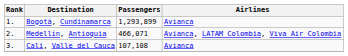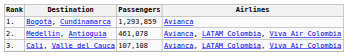(137, 22) 1,293,899 -> (137, 22) 1,293,859
(133, 33) 466,071 -> (133, 33) 461,078
(179, 45) Avianca -> (253, 45) Avianca, LATAM Colombia, Viva Air Colombia
